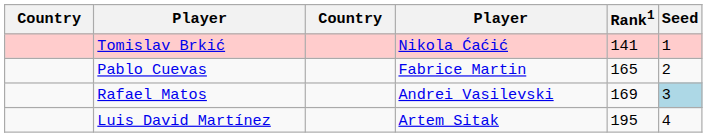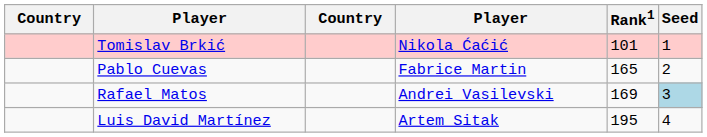(624, 46) 141 -> (624, 46) 101
